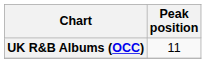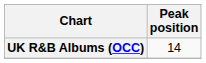(174, 48) 11 -> (174, 48) 14
